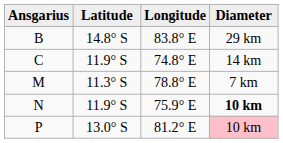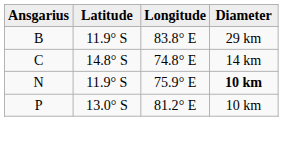(107, 37) 14.8° S -> (107, 37) 11.9° S
(107, 60) 11.9° S -> (107, 60) 14.8° S
- row: (39, 82)
(244, 127) pink background -> (244, 104) no background
